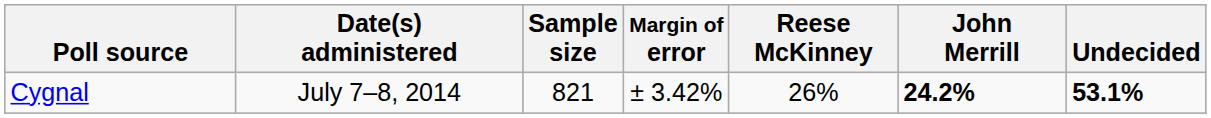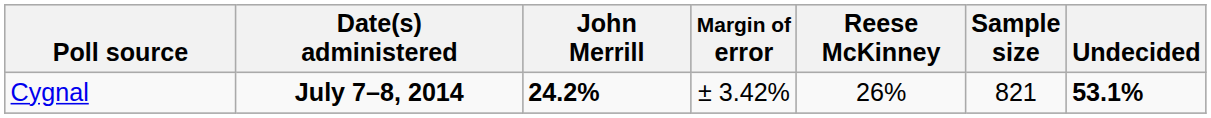columns swapped: (573, 38) <-> (982, 38)
(379, 92) normal -> (379, 92) bold
